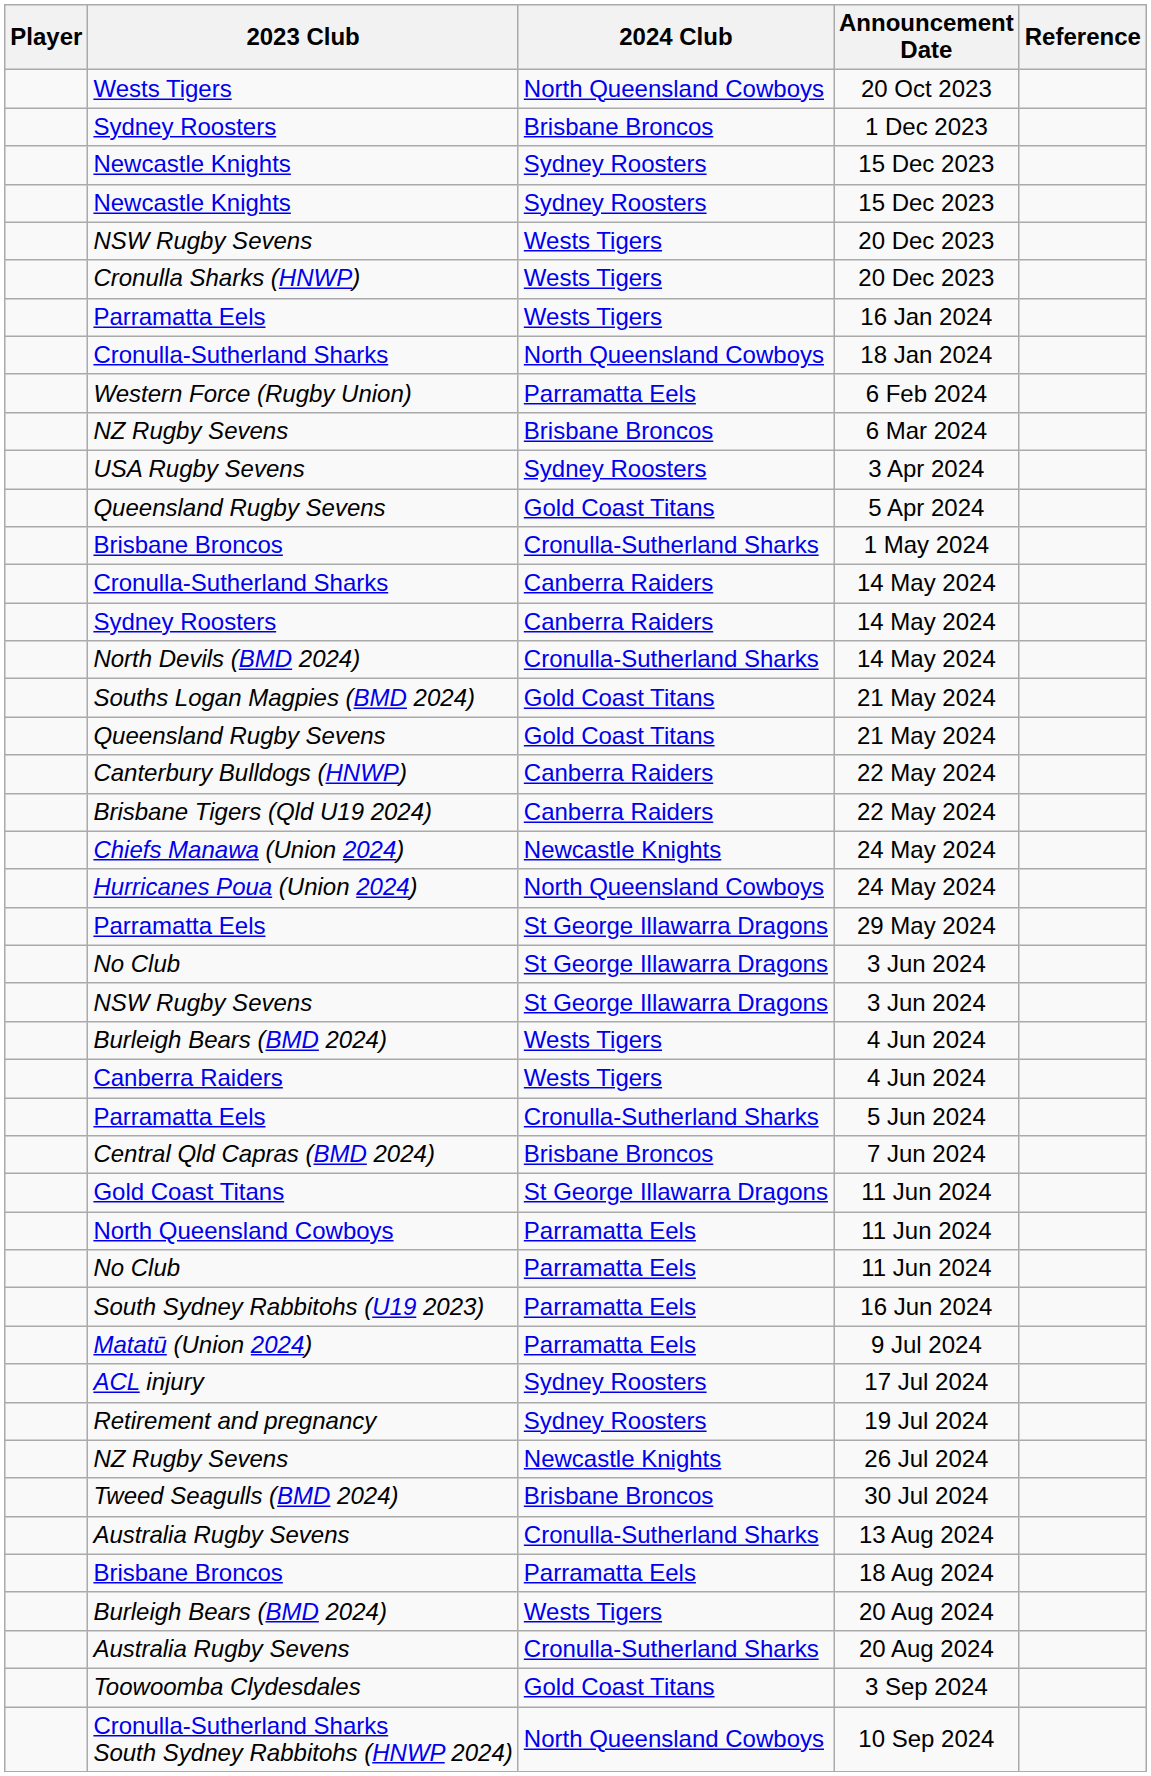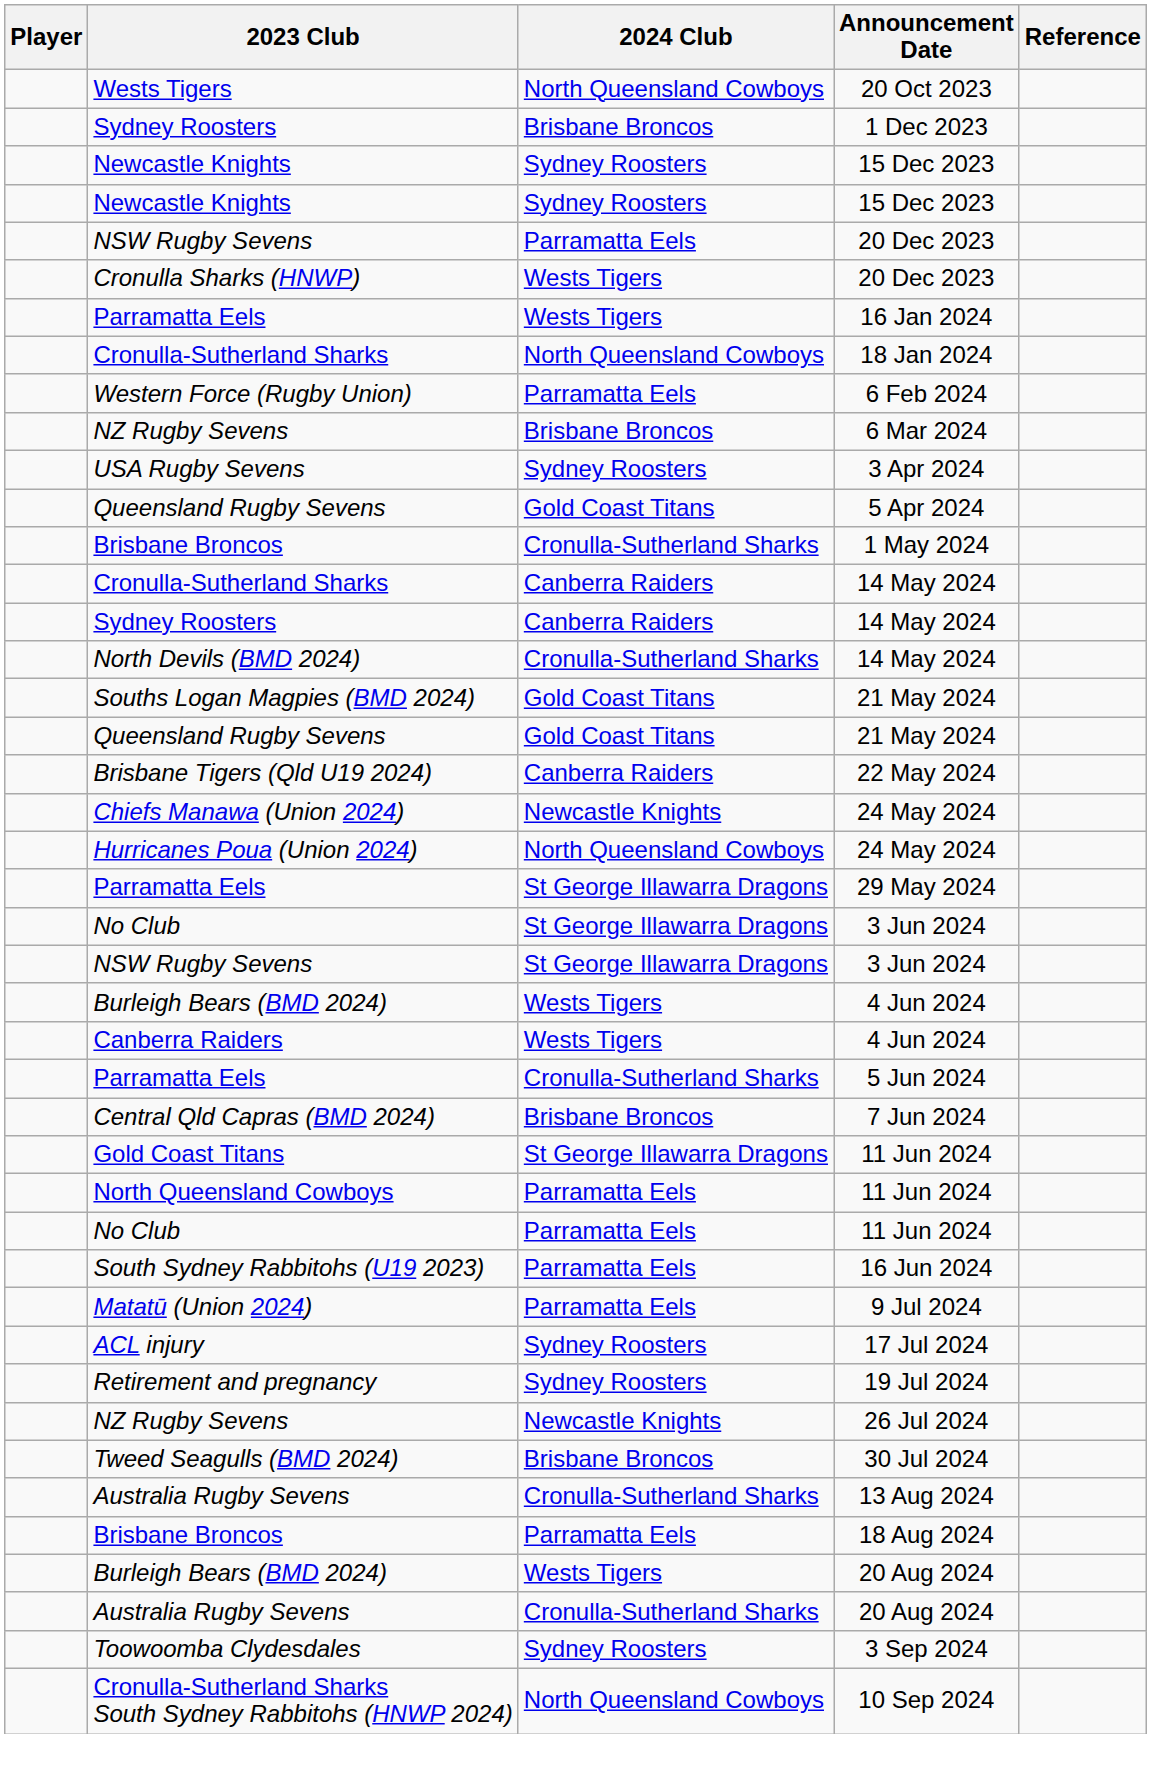(593, 240) Wests Tigers -> (610, 240) Parramatta Eels
- row: (250, 773)
(619, 1687) Gold Coast Titans -> (615, 1649) Sydney Roosters
